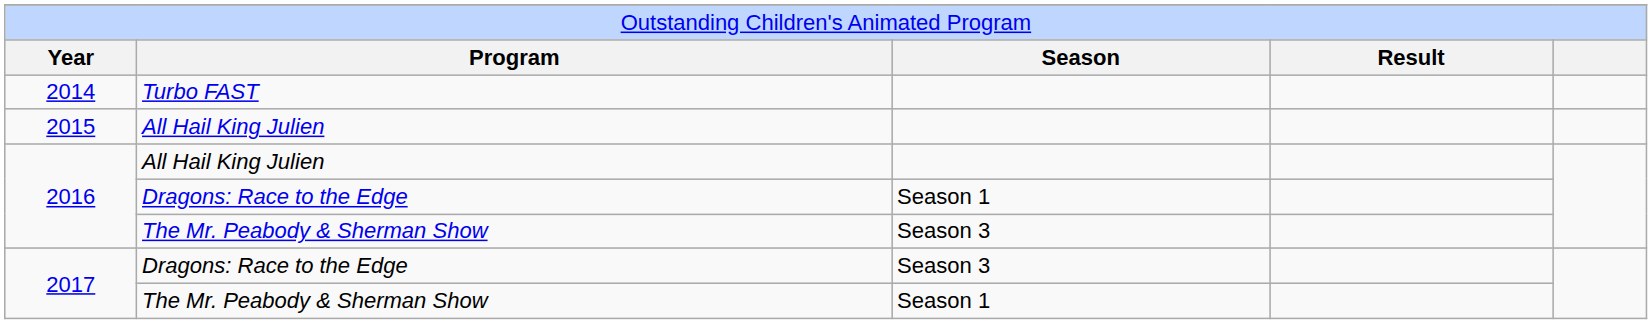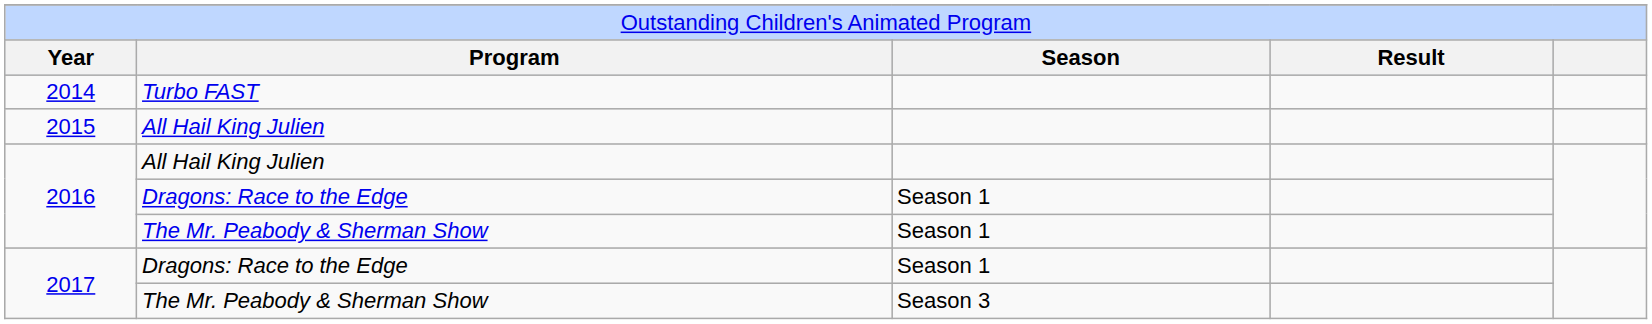(944, 231) Season 3 -> (944, 231) Season 1
(944, 266) Season 3 -> (944, 266) Season 1
(944, 301) Season 1 -> (944, 301) Season 3
